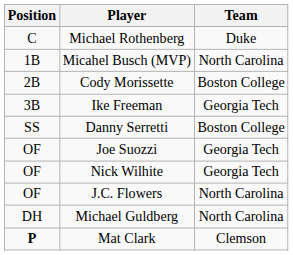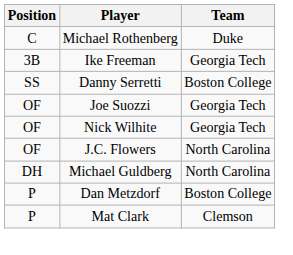- row: (127, 60)
- row: (127, 82)
+ row: (120, 194)
(32, 238) bold -> (32, 216) normal
